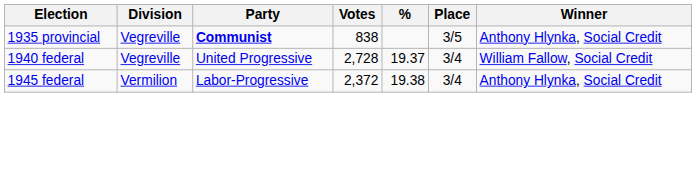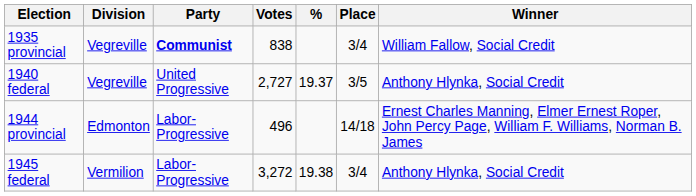(452, 37) 3/5 -> (358, 44) 3/4
(571, 37) Anthony Hlynka, Social Credit -> (468, 44) William Fallow, Social Credit
(361, 59) 2,728 -> (275, 82) 2,727
(452, 59) 3/4 -> (358, 82) 3/5
(566, 59) William Fallow, Social Credit -> (473, 82) Anthony Hlynka, Social Credit
+ row: (37, 127)
(361, 80) 2,372 -> (275, 172) 3,272
